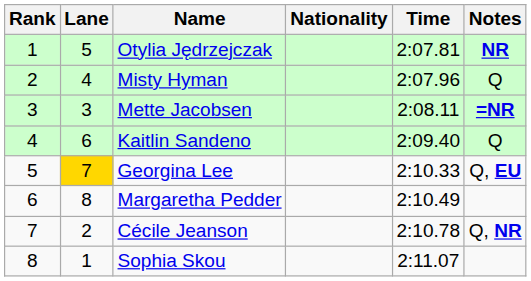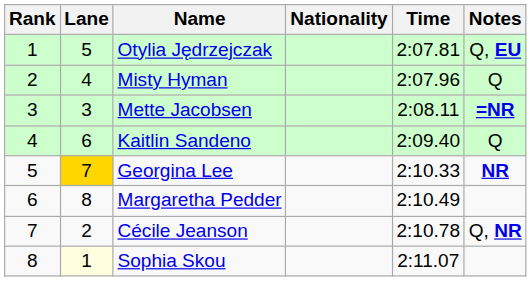(495, 49) NR -> (495, 49) Q, EU
(495, 170) Q, EU -> (495, 170) NR
(87, 261) no background -> (87, 261) lightyellow background
